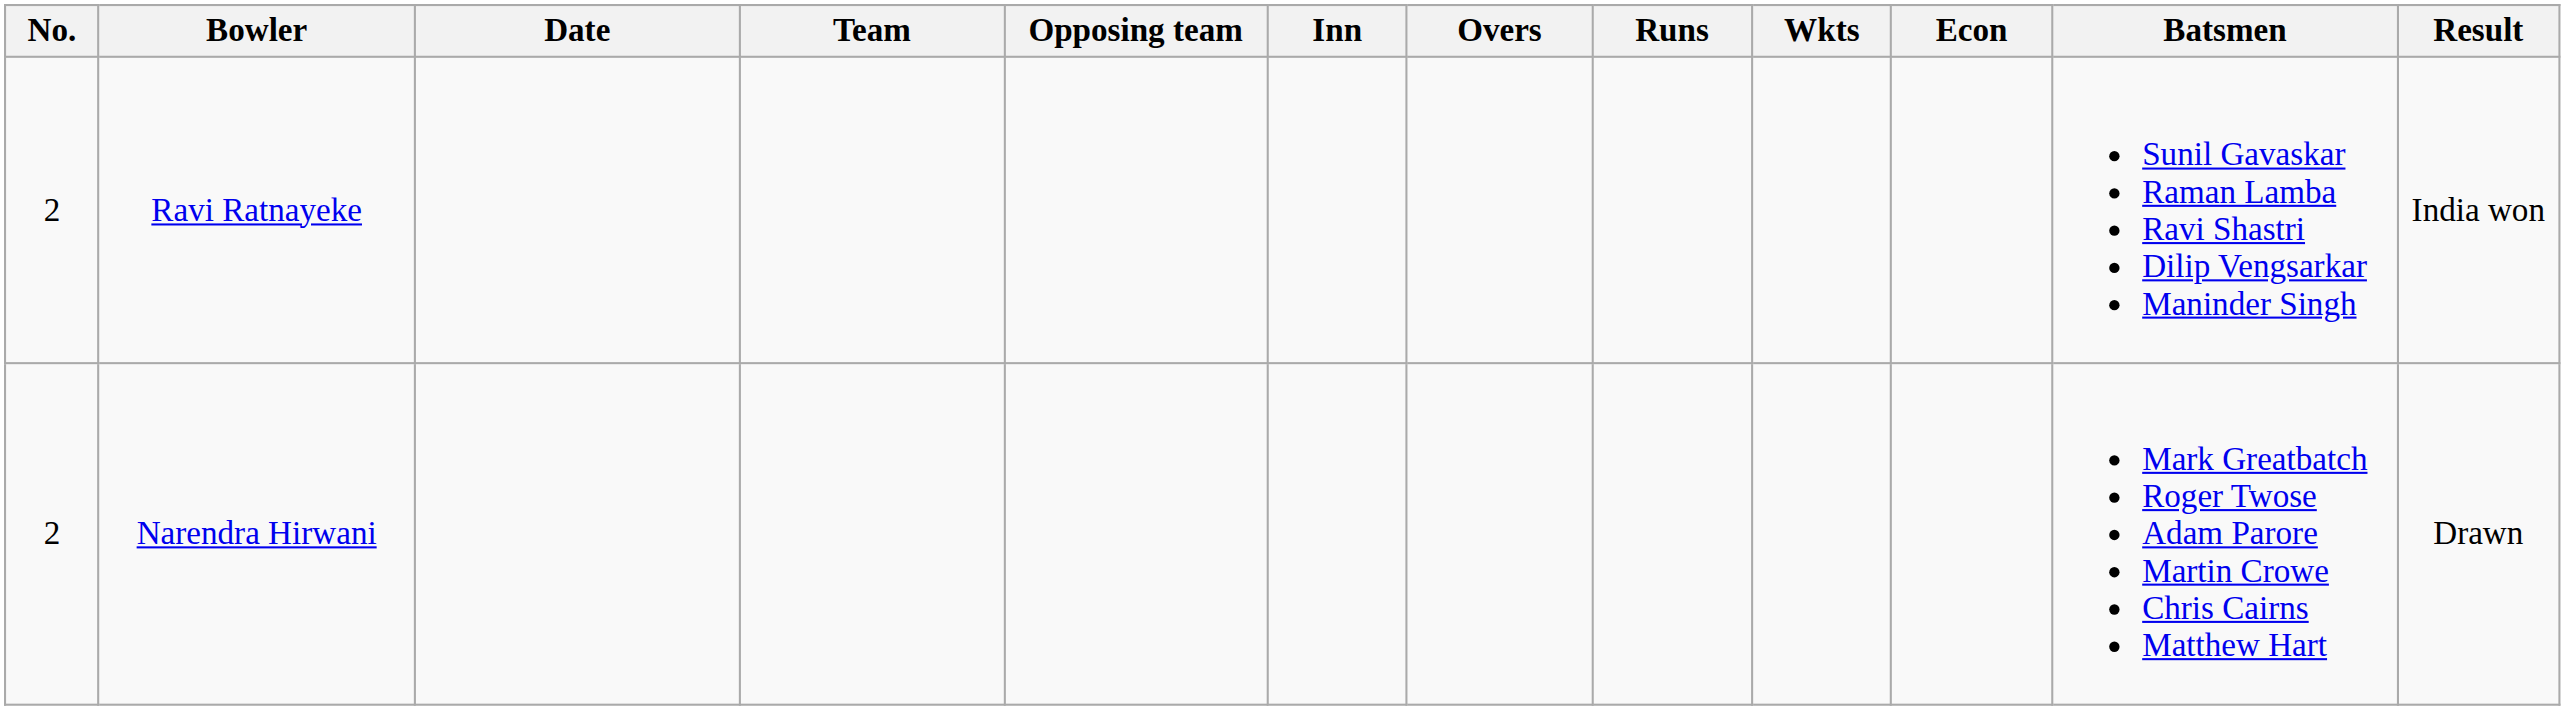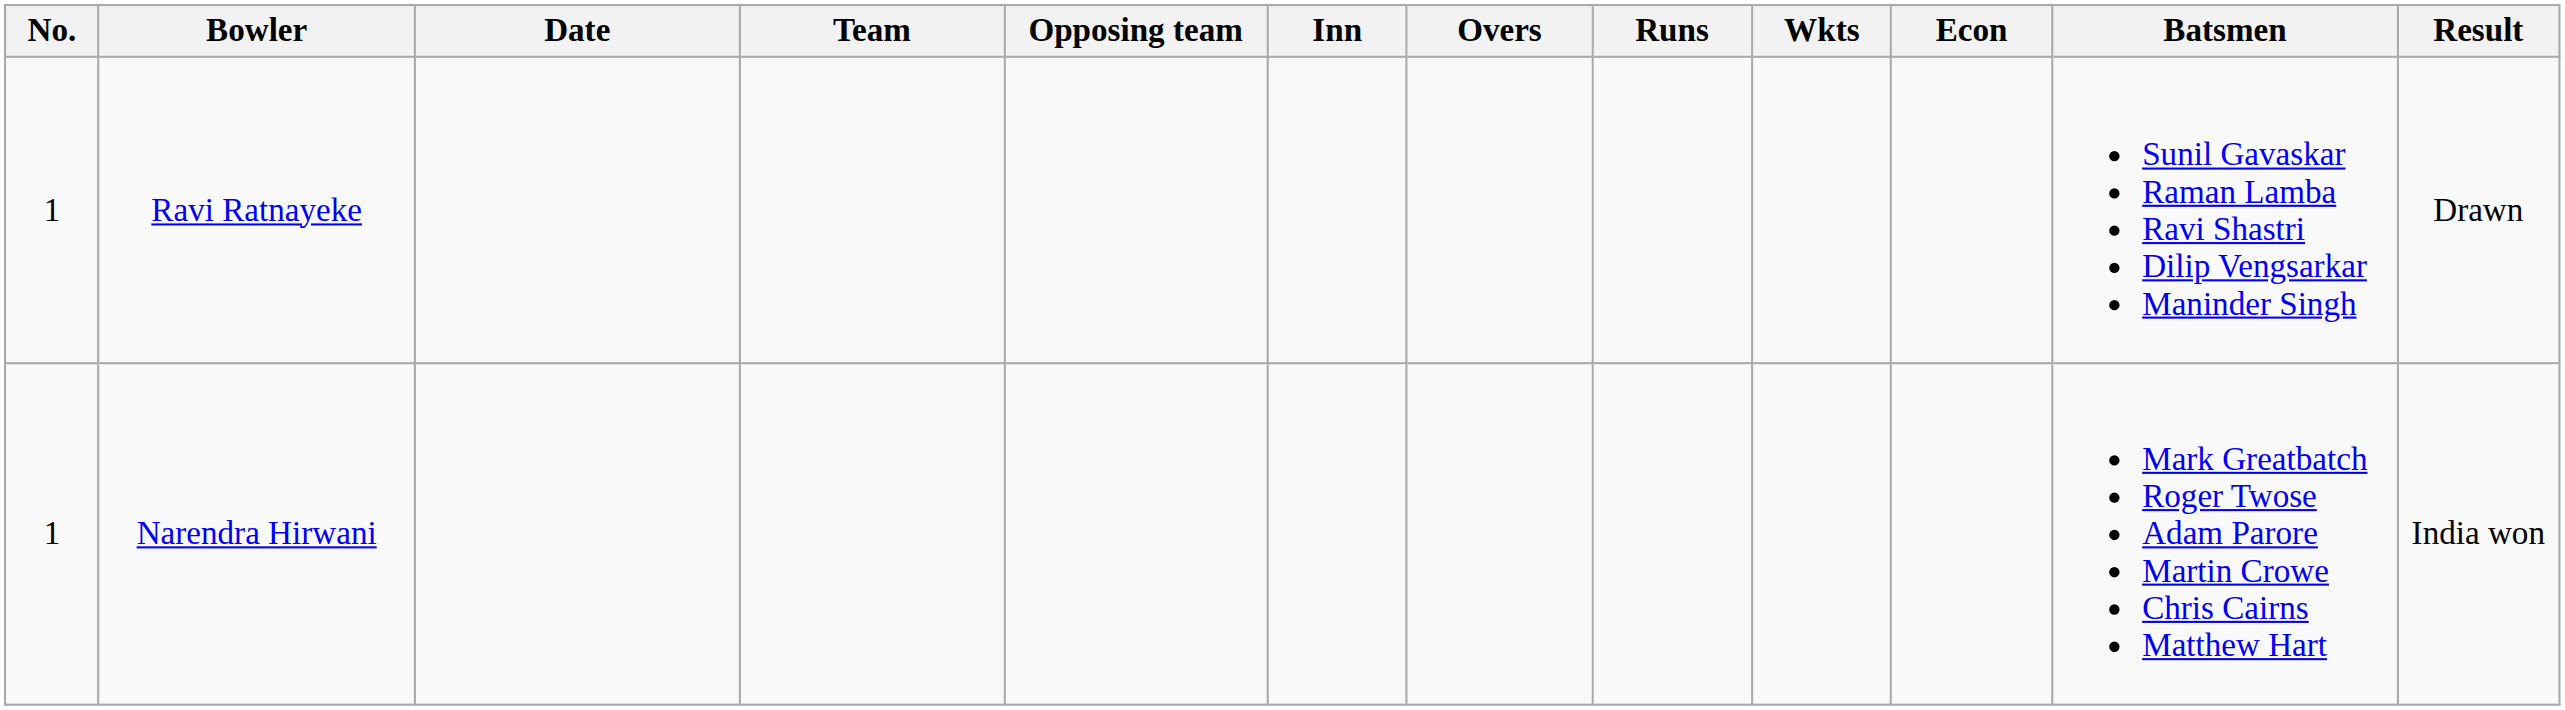(52, 209) 2 -> (52, 209) 1
(2478, 209) India won -> (2478, 209) Drawn
(52, 533) 2 -> (52, 533) 1
(2478, 533) Drawn -> (2478, 533) India won
